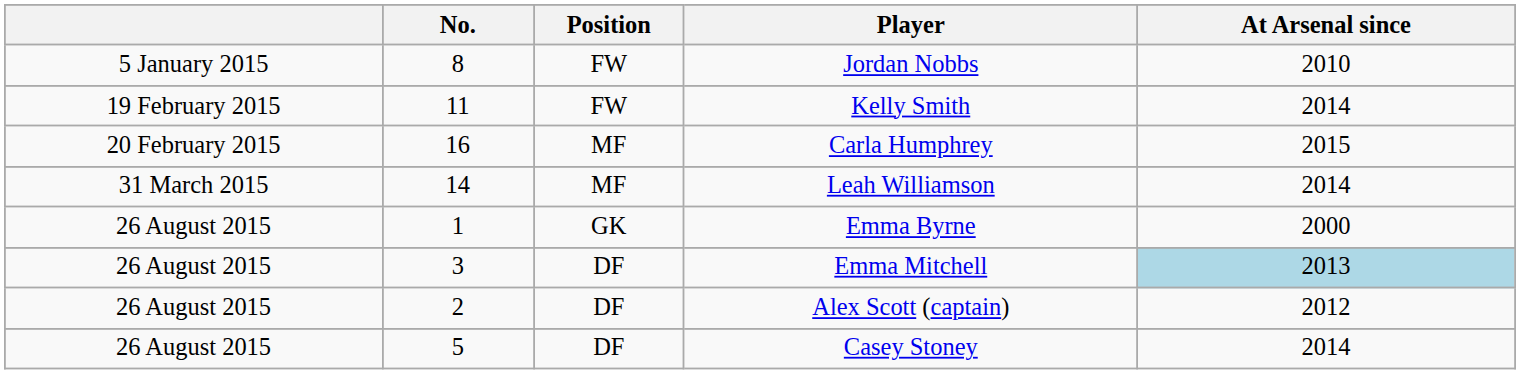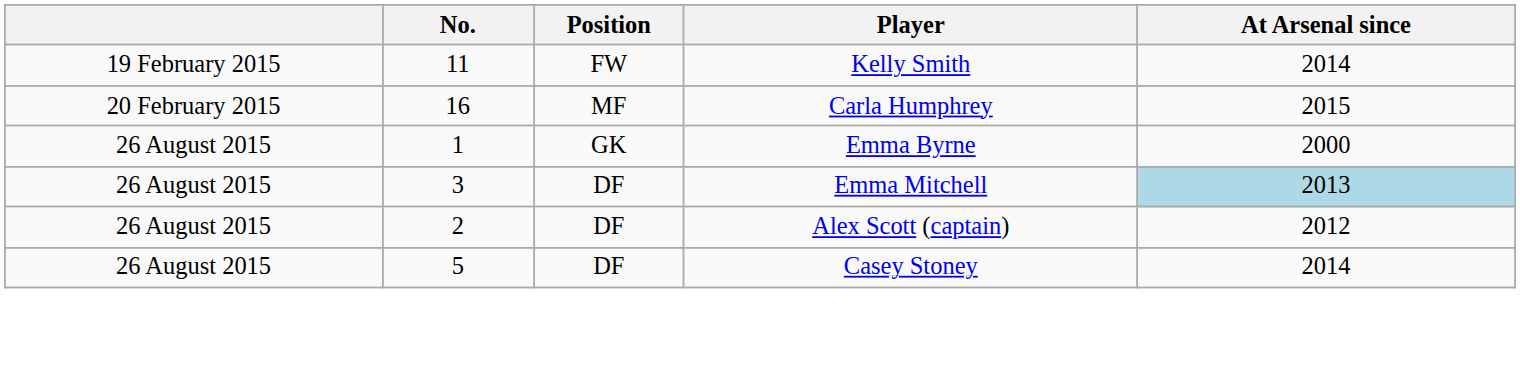- row: (911, 64)
- row: (911, 185)
